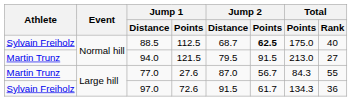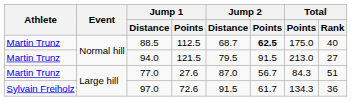(41, 43) Sylvain Freiholz -> (33, 43) Martin Trunz
(332, 73) 55 -> (332, 73) 51
